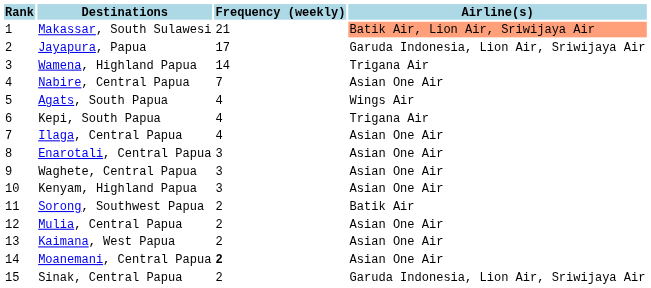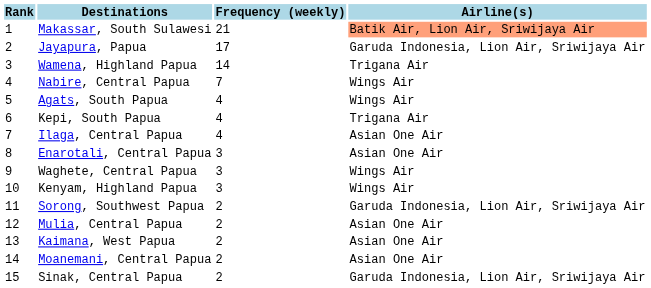(396, 83) Asian One Air -> (382, 83) Wings Air
(396, 171) Asian One Air -> (382, 171) Wings Air
(396, 189) Asian One Air -> (382, 189) Wings Air
(382, 206) Batik Air -> (498, 206) Garuda Indonesia, Lion Air, Sriwijaya Air
(219, 259) bold -> (219, 259) normal
